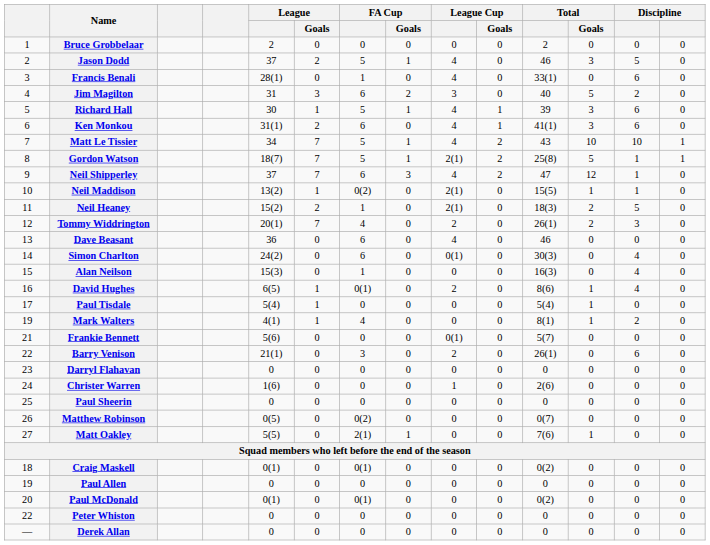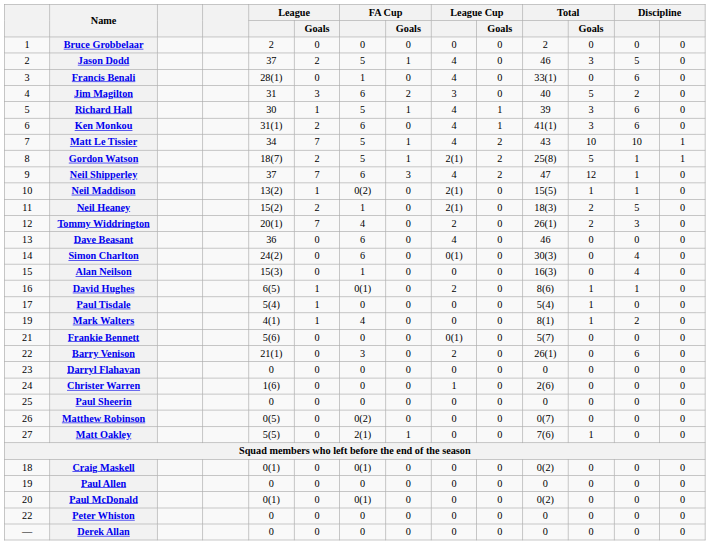(317, 158) 7 -> (317, 158) 2
(637, 288) 4 -> (637, 288) 1
